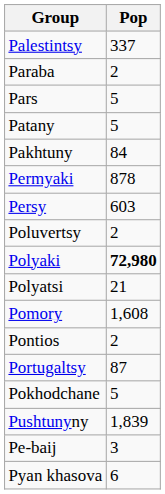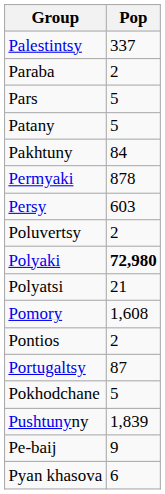(114, 448) 3 -> (114, 448) 9
